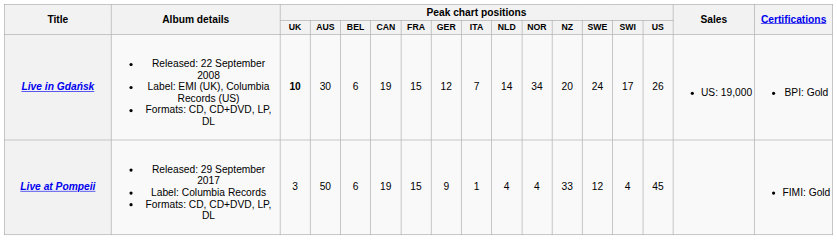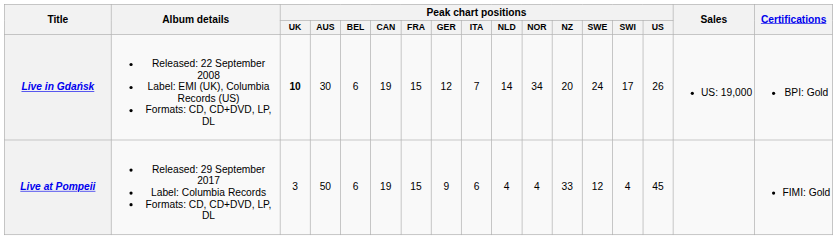(476, 187) 1 -> (476, 187) 6
